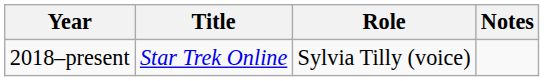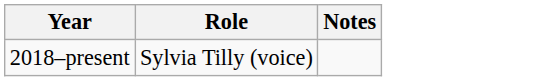- column: (214, 22)
